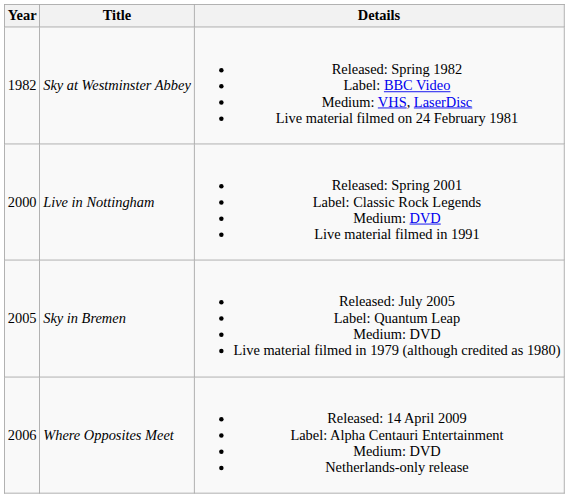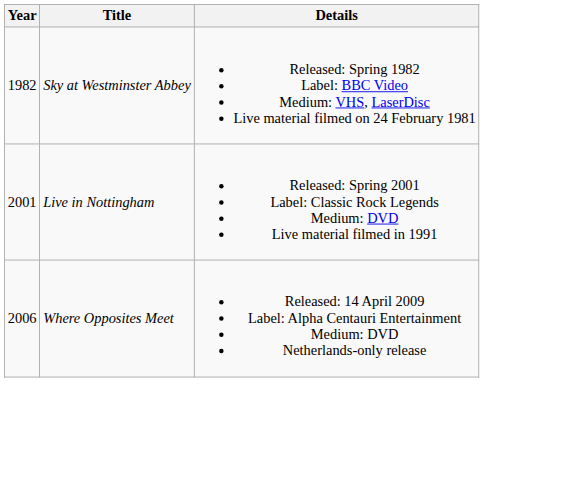(22, 201) 2000 -> (22, 201) 2001
- row: (85, 318)
